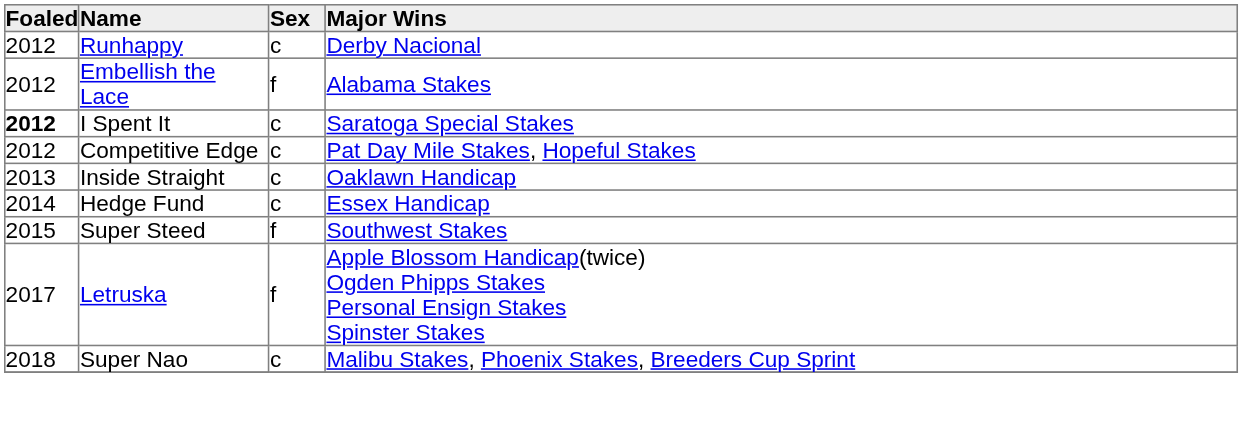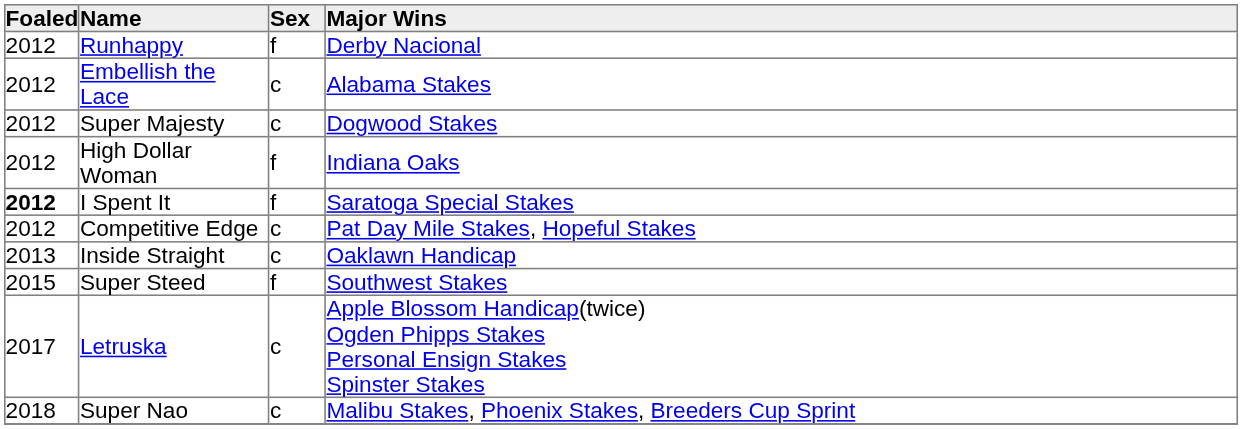(276, 45) c -> (273, 45) f
(273, 84) f -> (276, 84) c
+ row: (152, 123)
+ row: (136, 163)
(276, 123) c -> (273, 202) f
- row: (142, 203)
(273, 294) f -> (276, 346) c
